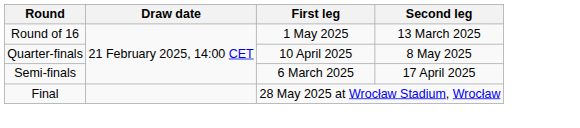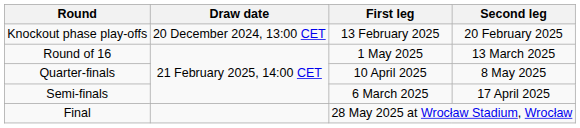+ row: (77, 34)
